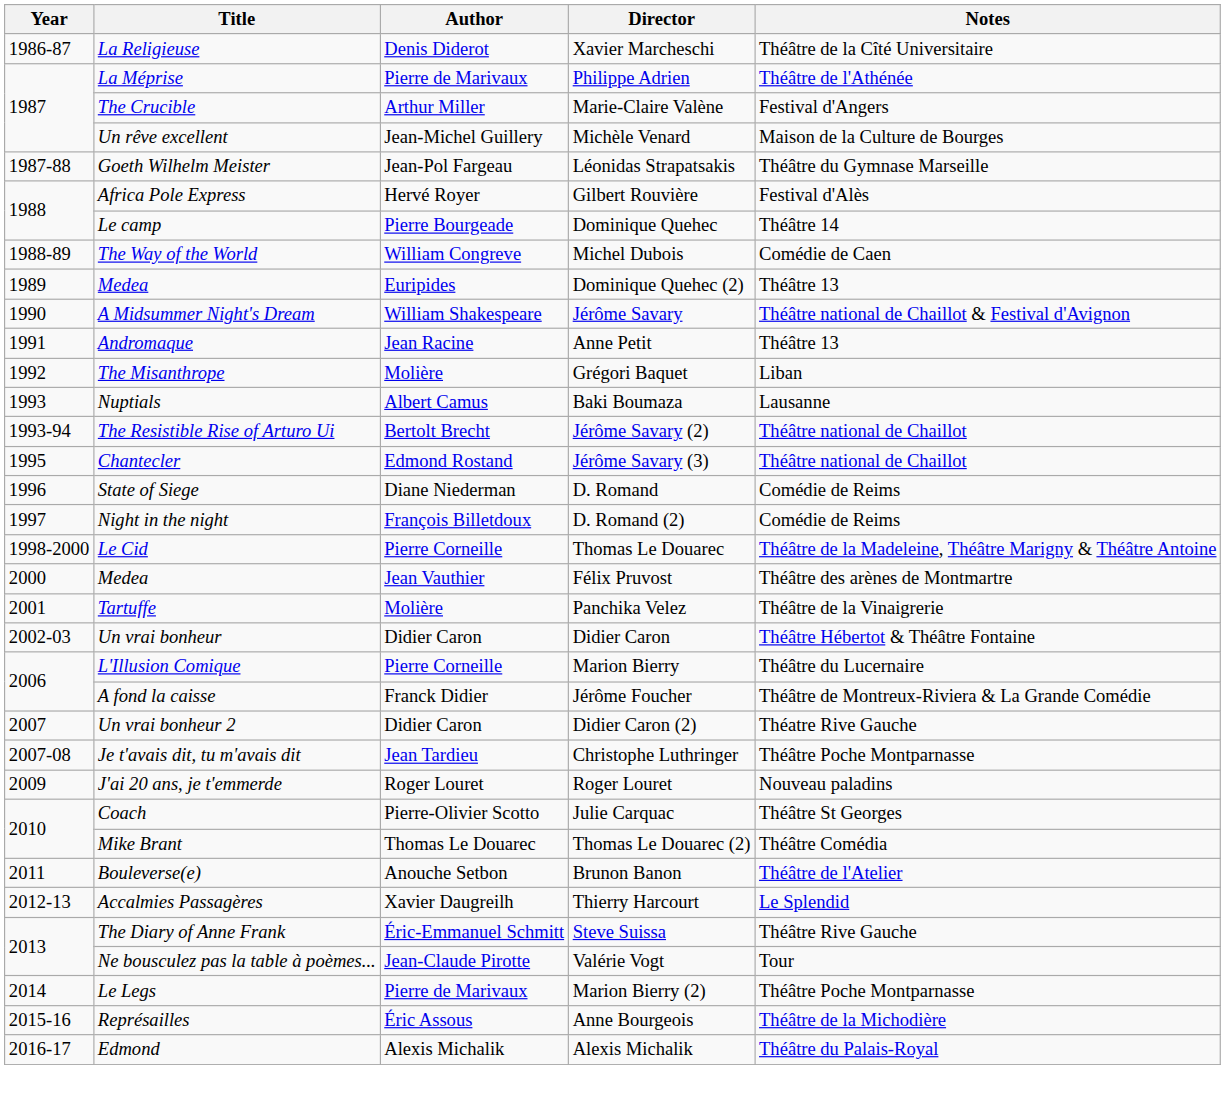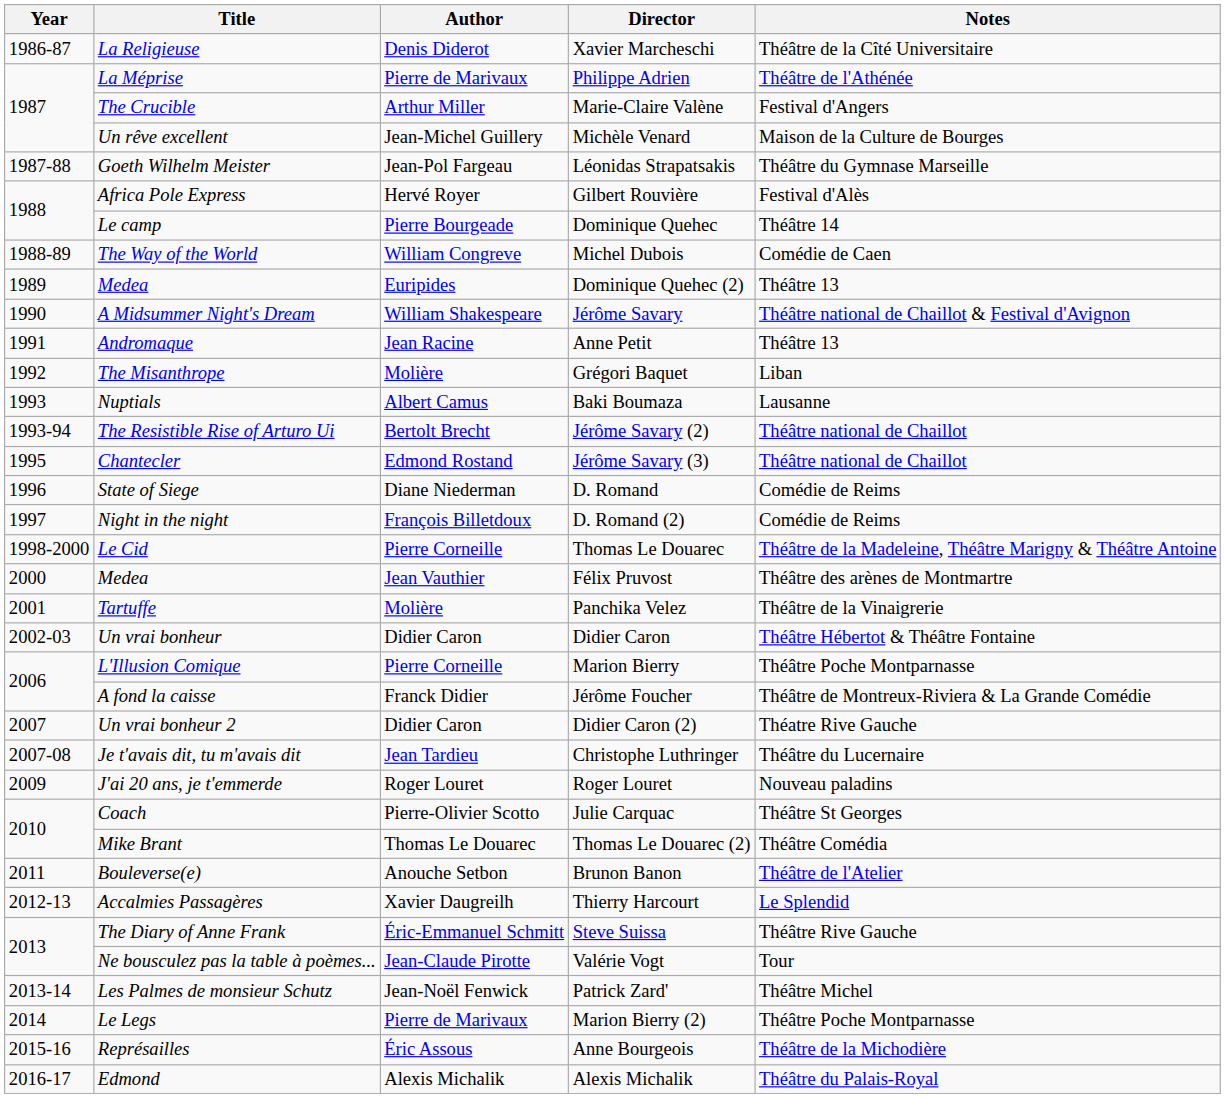(841, 666) Théâtre du Lucernaire -> (867, 666) Théâtre Poche Montparnasse
(867, 755) Théâtre Poche Montparnasse -> (841, 755) Théâtre du Lucernaire
+ row: (620, 990)
